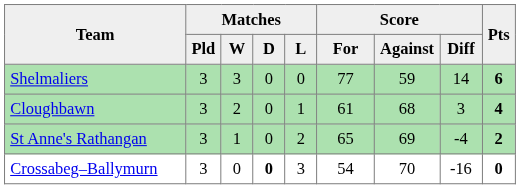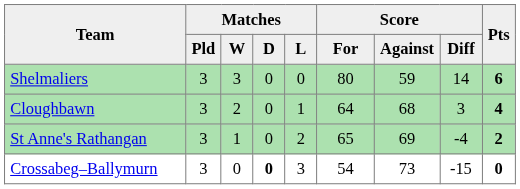(346, 79) 77 -> (346, 79) 80
(346, 109) 61 -> (346, 109) 64
(407, 168) 70 -> (407, 168) 73
(461, 168) -16 -> (461, 168) -15
